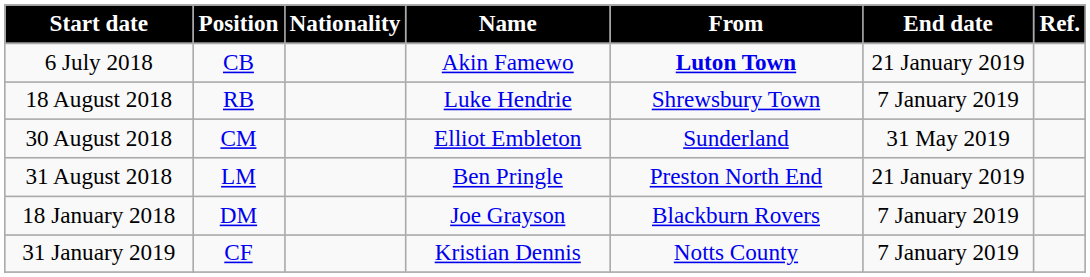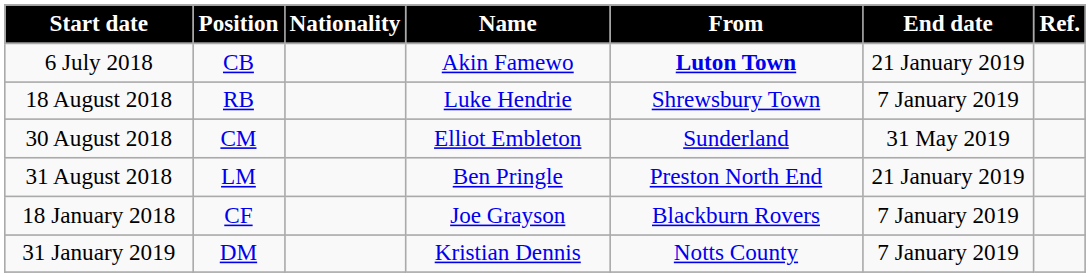(238, 215) DM -> (238, 215) CF
(238, 253) CF -> (238, 253) DM
